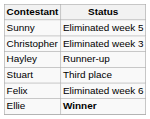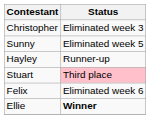rows swapped: (32, 43) <-> (21, 28)
(88, 75) no background -> (88, 75) pink background
